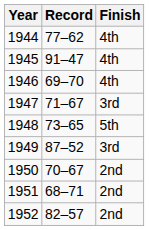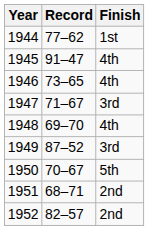(109, 37) 4th -> (109, 37) 1st
(64, 81) 69–70 -> (64, 81) 73–65
(64, 125) 73–65 -> (64, 125) 69–70
(109, 125) 5th -> (109, 125) 4th
(111, 170) 2nd -> (109, 170) 5th
